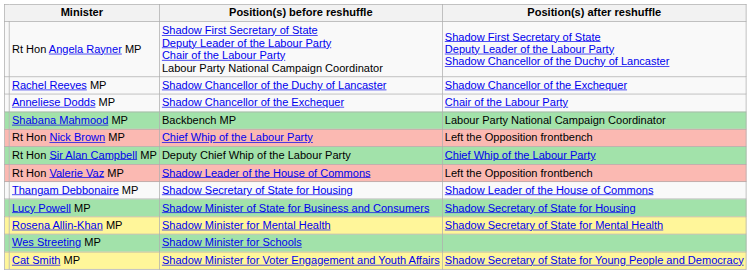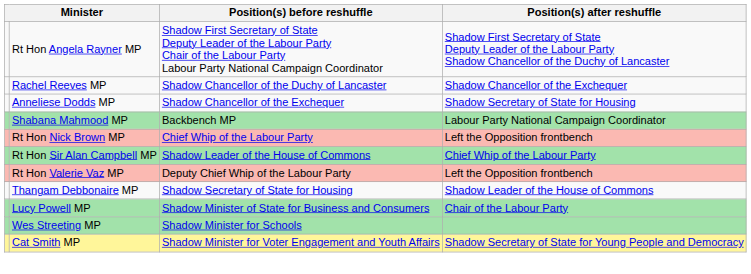(506, 103) Chair of the Labour Party -> (540, 103) Shadow Secretary of State for Housing
(256, 155) Deputy Chief Whip of the Labour Party -> (266, 155) Shadow Leader of the House of Commons
(266, 173) Shadow Leader of the House of Commons -> (256, 173) Deputy Chief Whip of the Labour Party
(540, 208) Shadow Secretary of State for Housing -> (506, 208) Chair of the Labour Party
- row: (67, 225)
